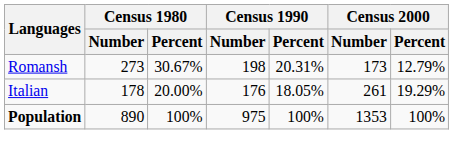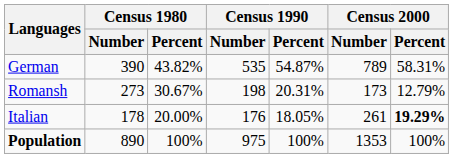+ row: (33, 66)
(421, 91) normal -> (420, 116) bold
